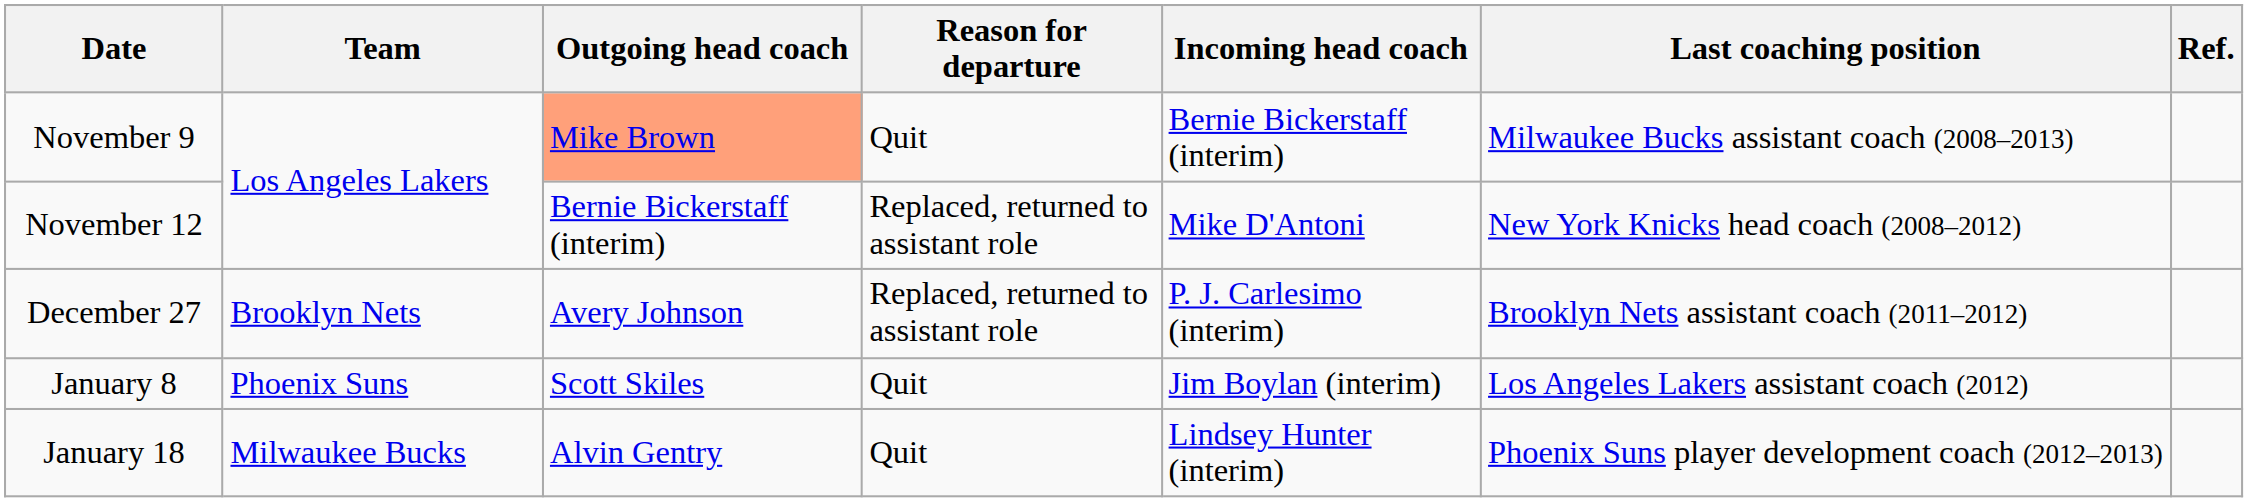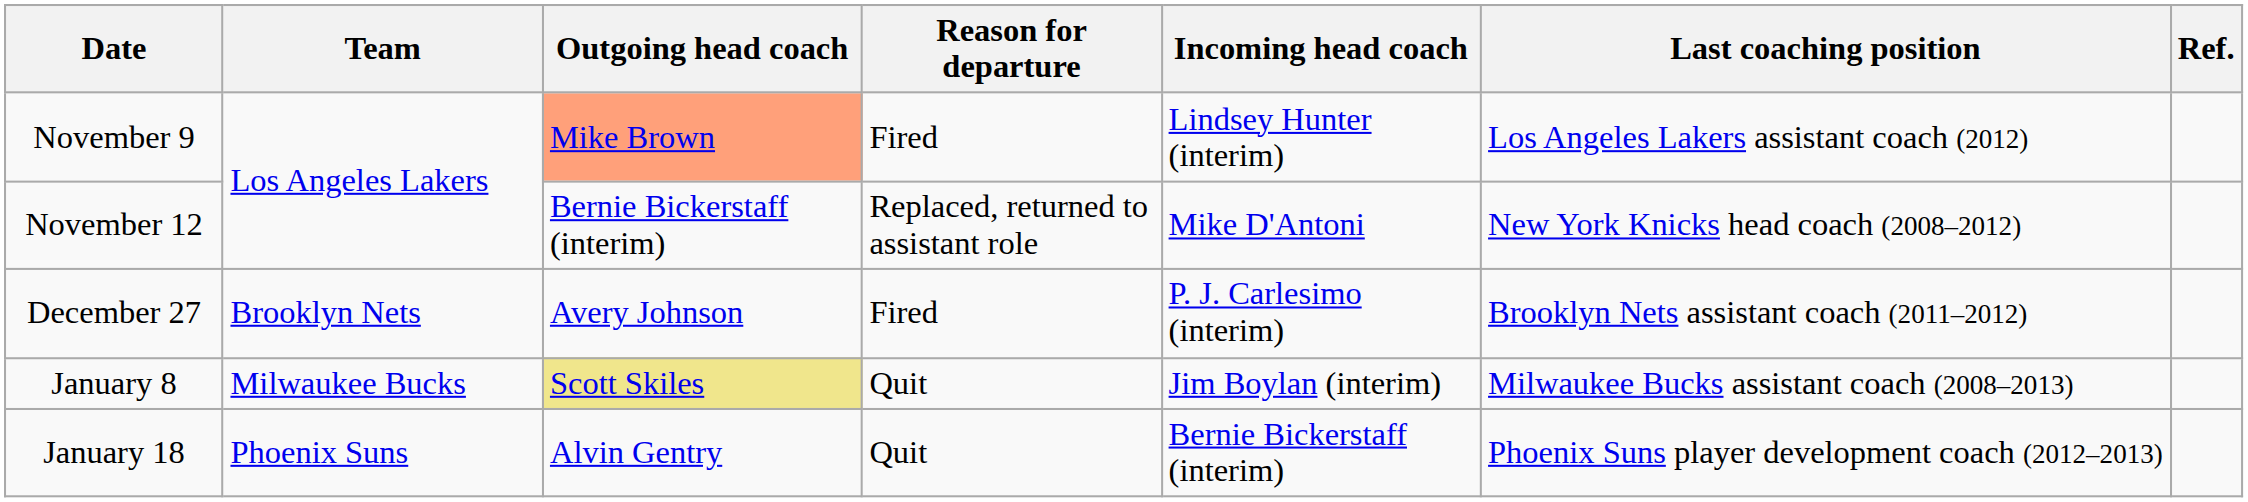(898, 136) Quit -> (904, 136) Fired
(1288, 136) Bernie Bickerstaff (interim) -> (1270, 136) Lindsey Hunter (interim)
(1781, 136) Milwaukee Bucks assistant coach (2008–2013) -> (1758, 136) Los Angeles Lakers assistant coach (2012)
(1009, 312) Replaced, returned to assistant role -> (904, 312) Fired
(319, 382) Phoenix Suns -> (348, 382) Milwaukee Bucks
(627, 382) no background -> (627, 382) khaki background
(1758, 382) Los Angeles Lakers assistant coach (2012) -> (1781, 382) Milwaukee Bucks assistant coach (2008–2013)
(348, 452) Milwaukee Bucks -> (319, 452) Phoenix Suns
(1270, 452) Lindsey Hunter (interim) -> (1288, 452) Bernie Bickerstaff (interim)
